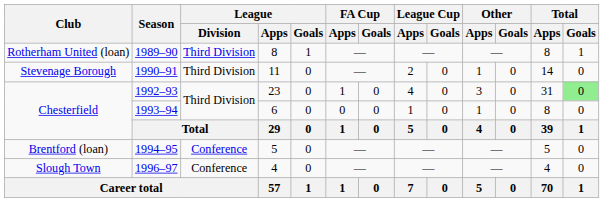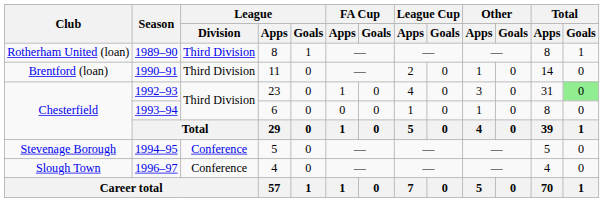(68, 71) Stevenage Borough -> (68, 71) Brentford (loan)
(68, 149) Brentford (loan) -> (68, 149) Stevenage Borough
